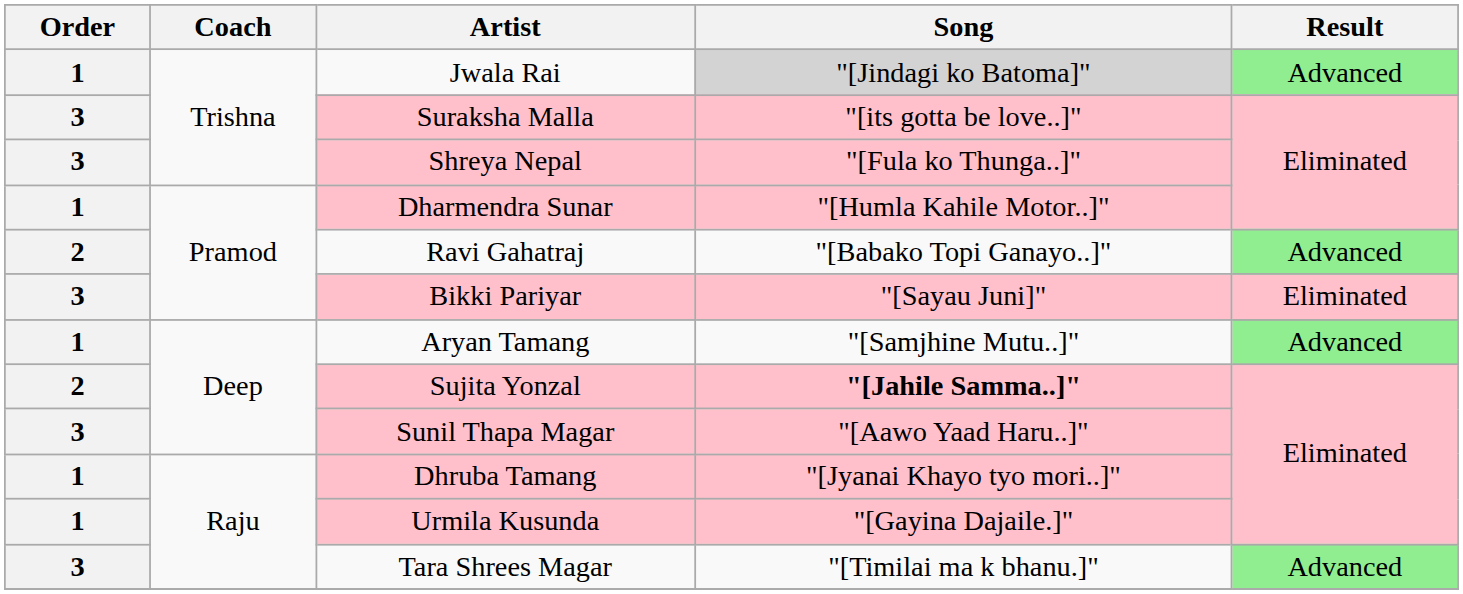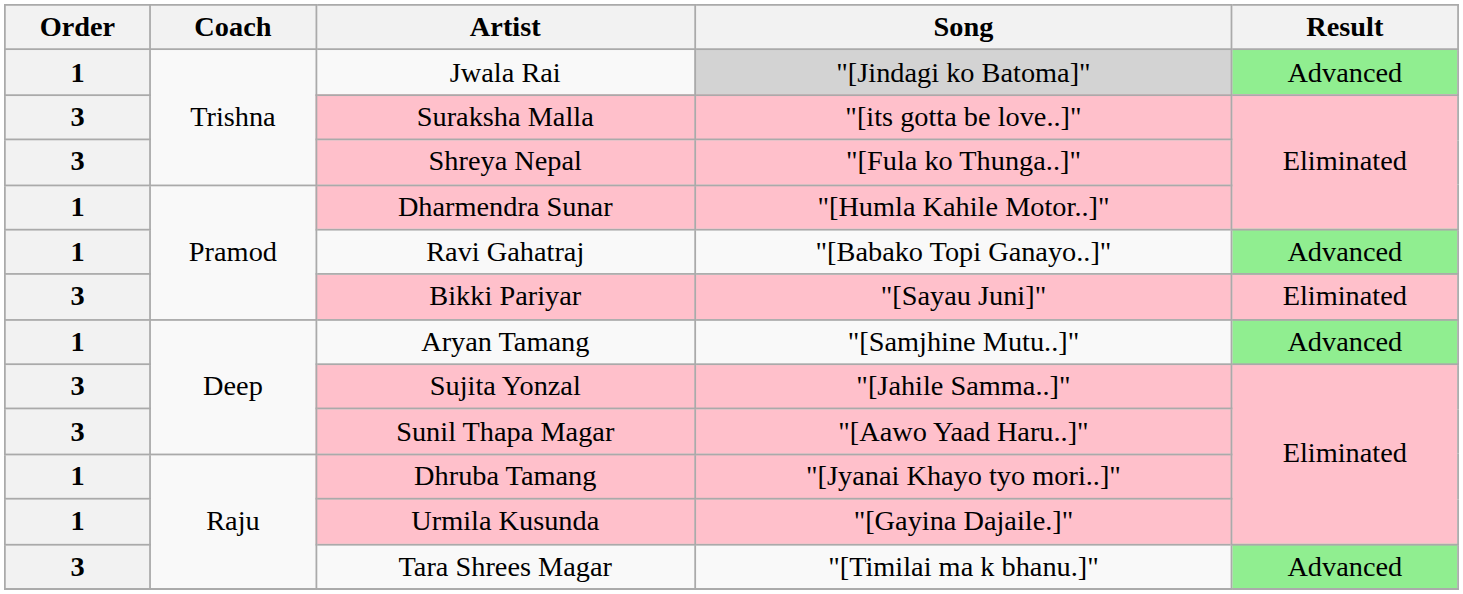(77, 251) 2 -> (77, 251) 1
(77, 386) 2 -> (77, 386) 3
(963, 386) bold -> (963, 386) normal
